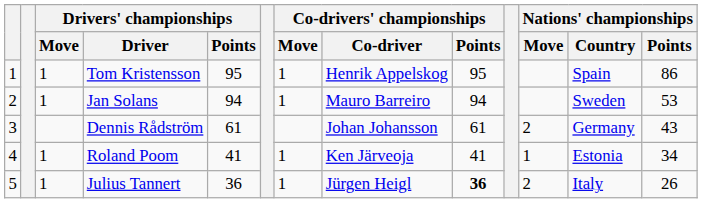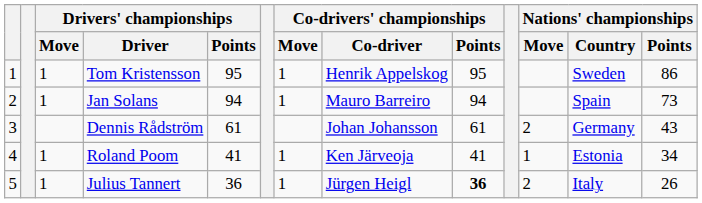(591, 73) Spain -> (599, 73) Sweden
(599, 100) Sweden -> (591, 100) Spain
(669, 100) 53 -> (669, 100) 73
